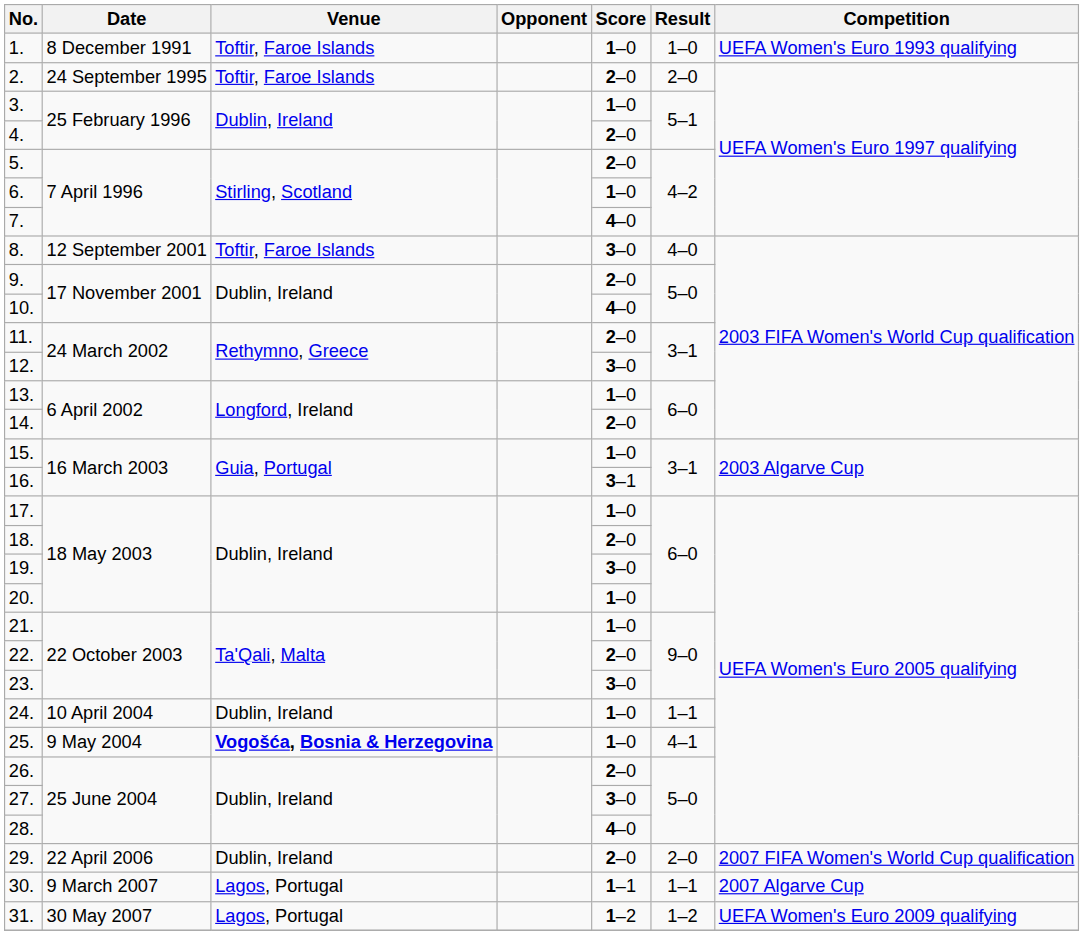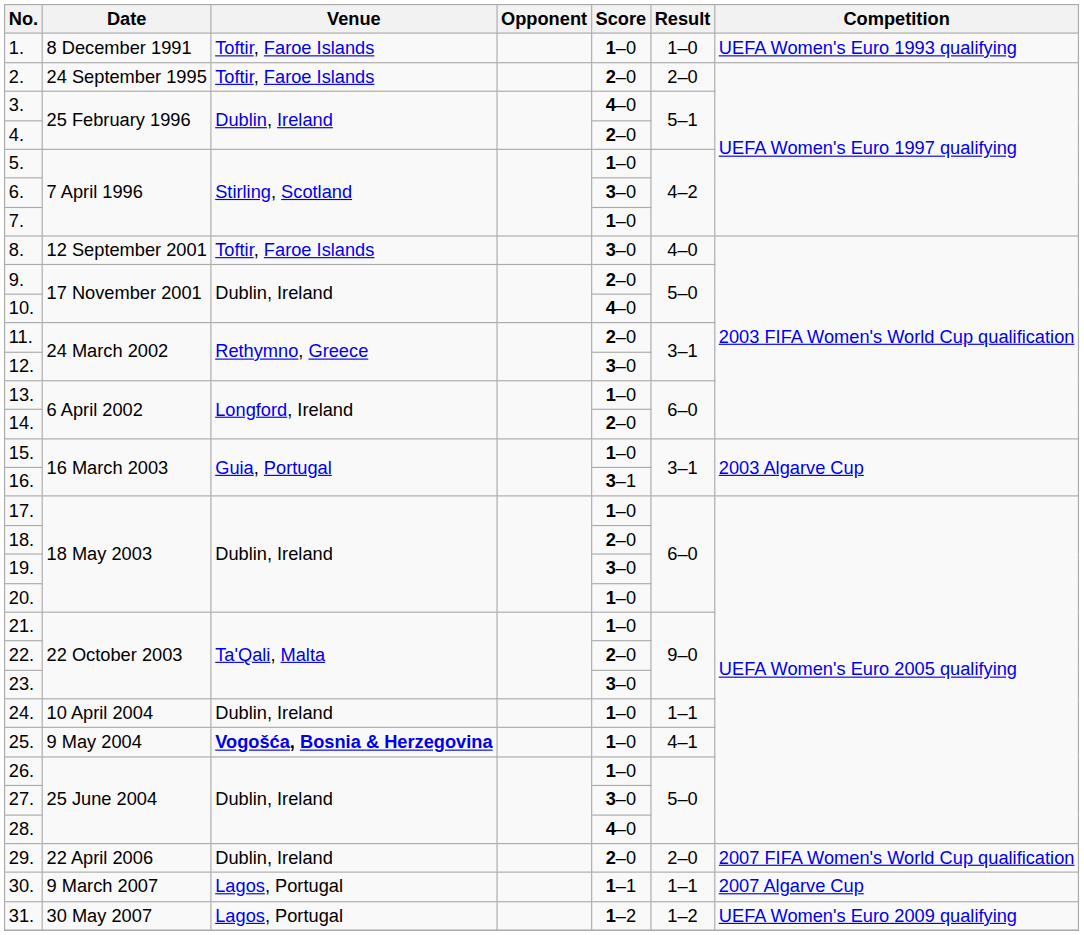(621, 105) 1–0 -> (621, 105) 4–0
(621, 163) 2–0 -> (621, 163) 1–0
(621, 192) 1–0 -> (621, 192) 3–0
(621, 221) 4–0 -> (621, 221) 1–0
(621, 771) 2–0 -> (621, 771) 1–0
